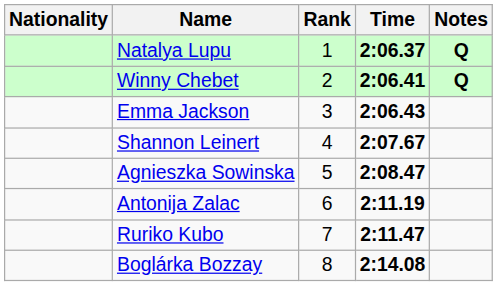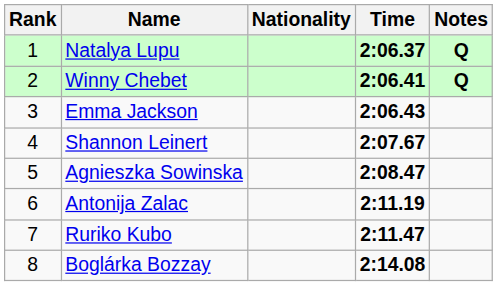columns swapped: (327, 19) <-> (59, 19)
